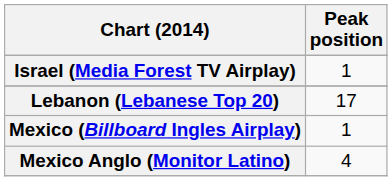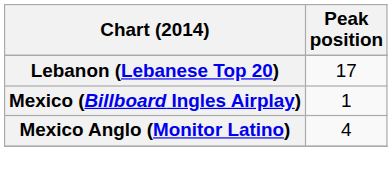- row: (155, 70)
